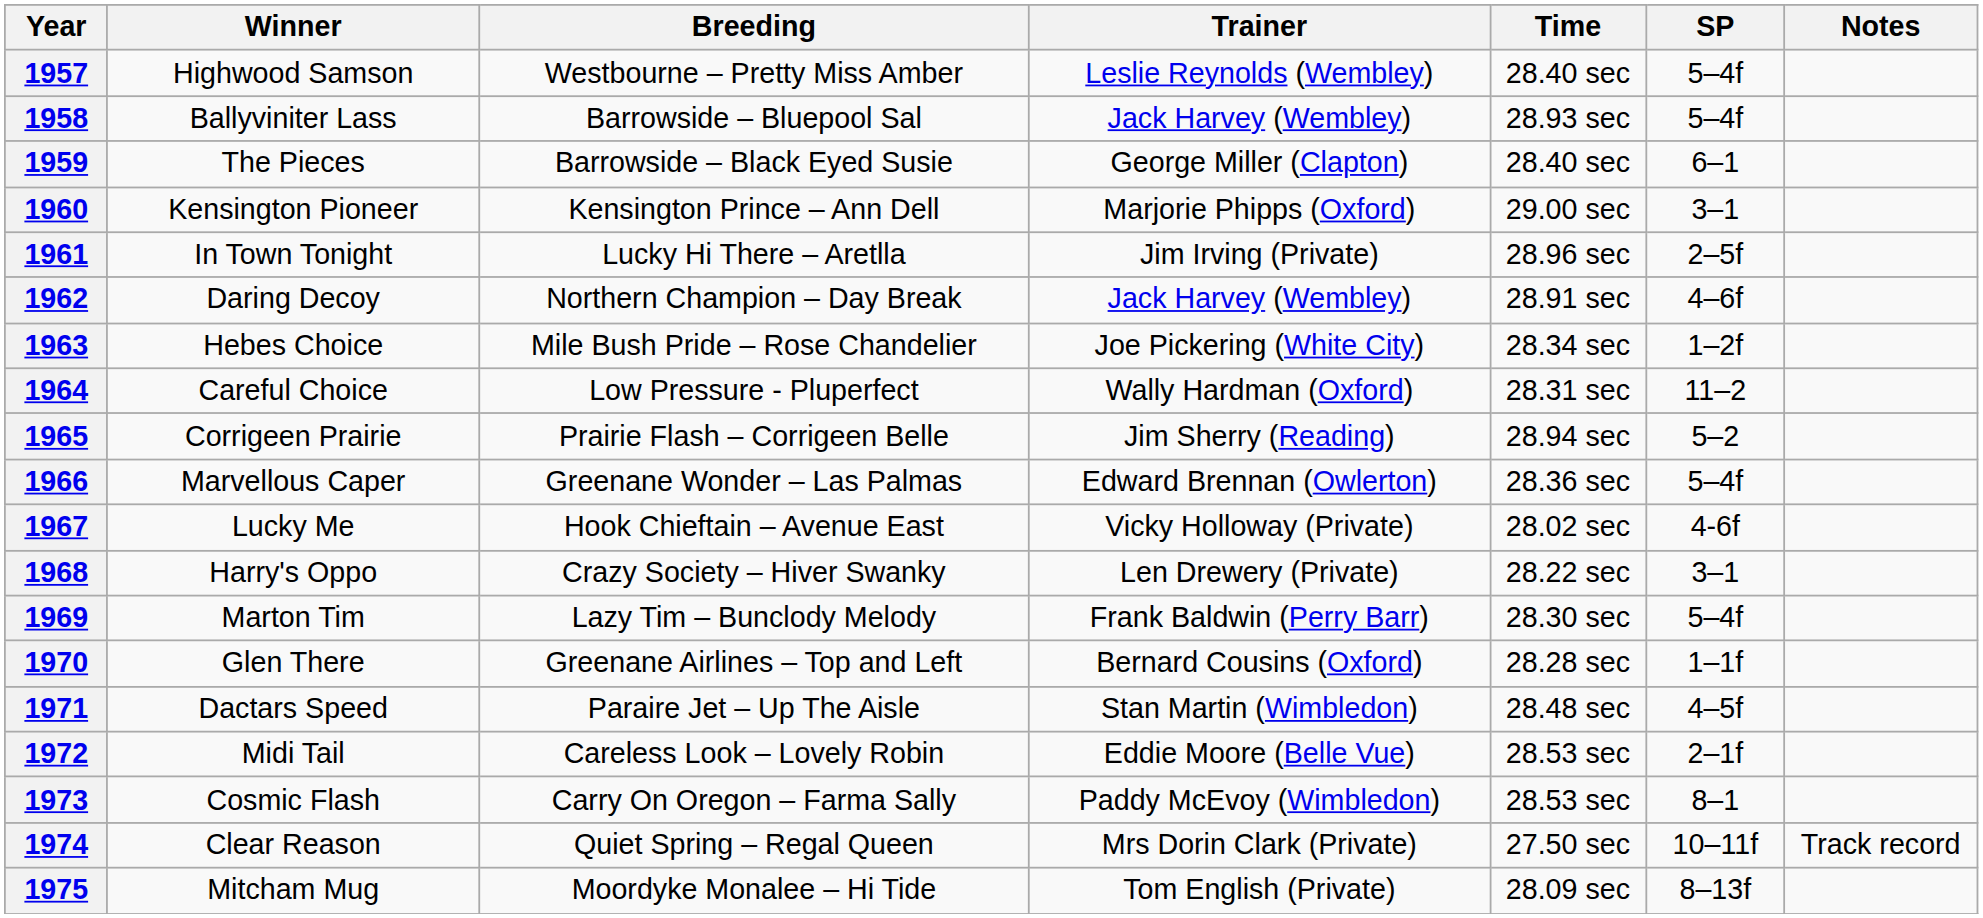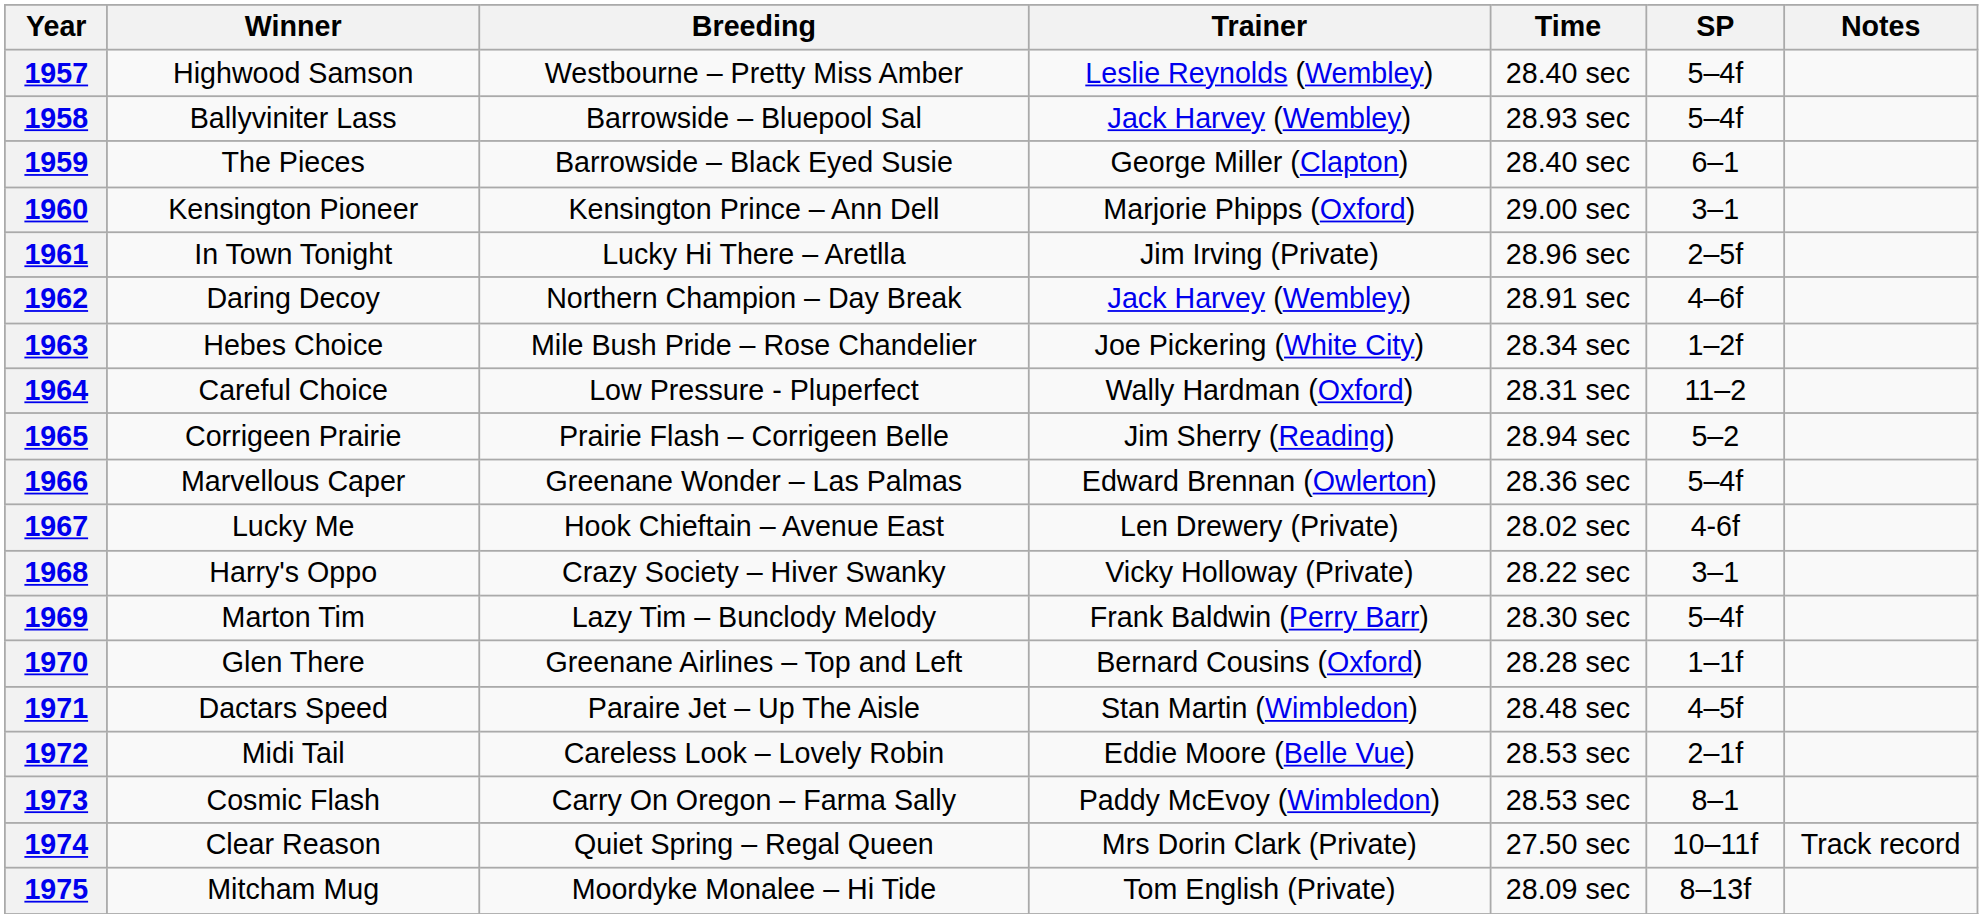(1259, 526) Vicky Holloway (Private) -> (1259, 526) Len Drewery (Private)
(1259, 572) Len Drewery (Private) -> (1259, 572) Vicky Holloway (Private)
